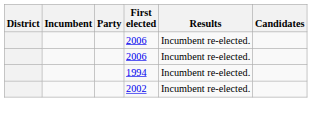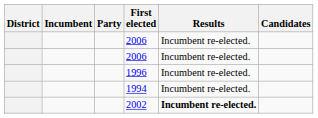+ row: (23, 73)
(206, 89) normal -> (209, 105) bold
